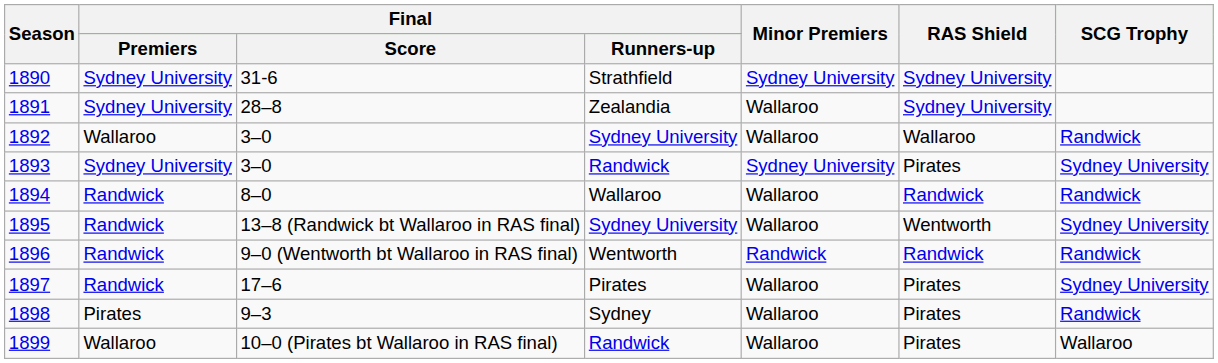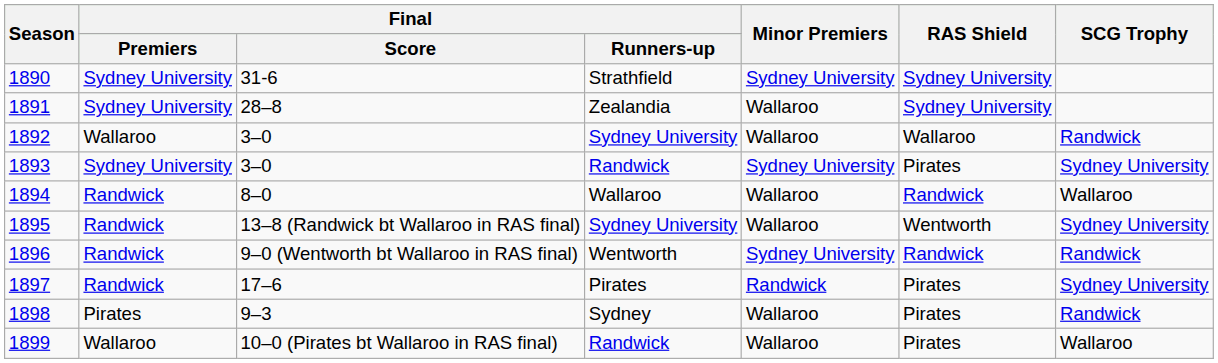(1100, 195) Randwick -> (1096, 195) Wallaroo
(786, 254) Randwick -> (820, 254) Sydney University
(782, 284) Wallaroo -> (786, 284) Randwick
